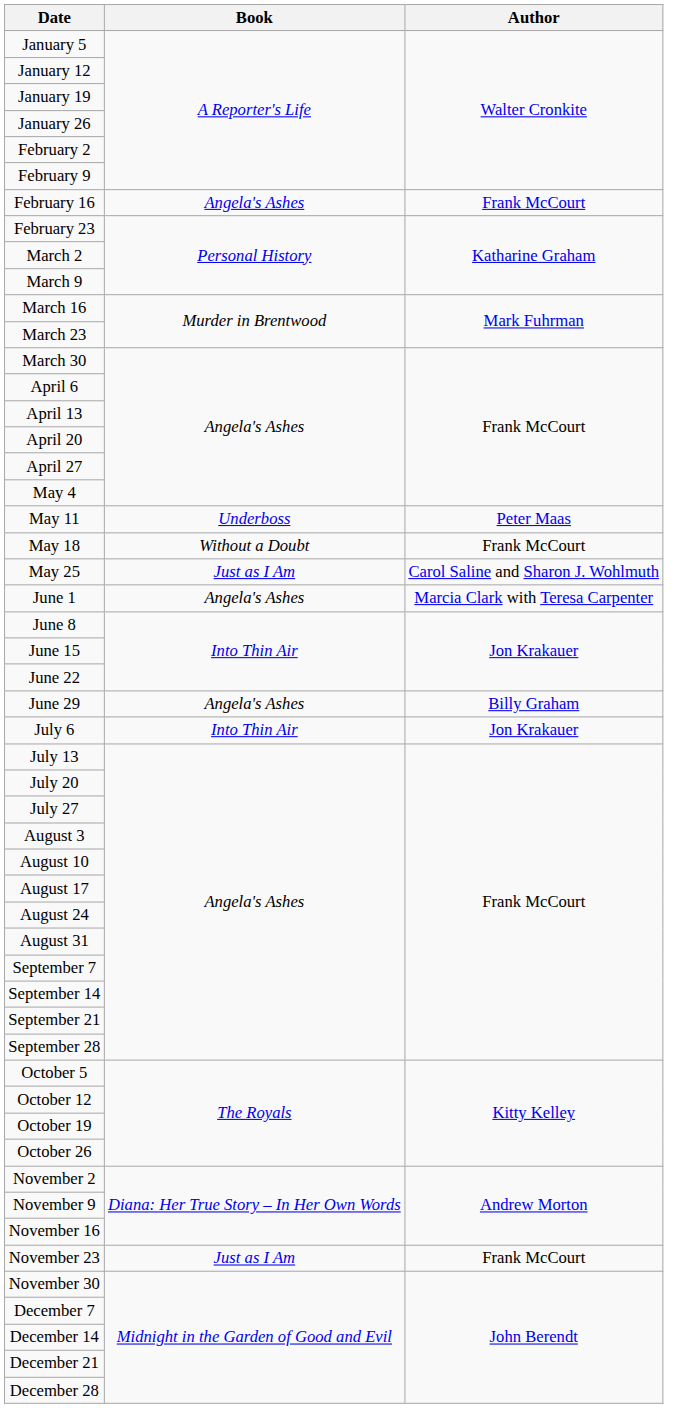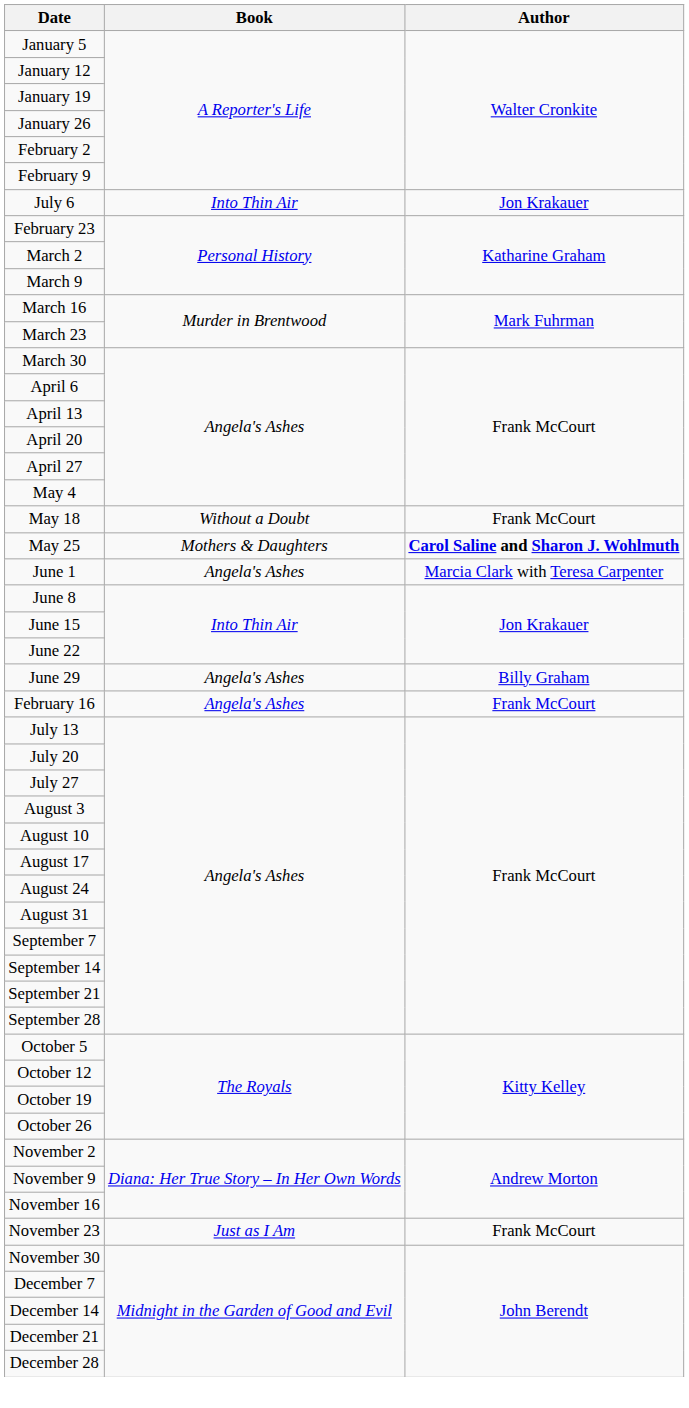rows swapped: (54, 202) <-> (54, 730)
- row: (54, 519)
(254, 571) Just as I Am -> (254, 545) Mothers & Daughters
(534, 571) normal -> (544, 545) bold
